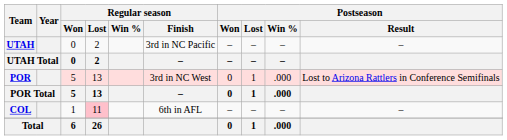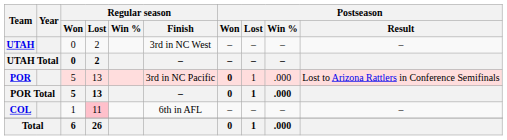(180, 45) 3rd in NC Pacific -> (180, 45) 3rd in NC West
(180, 77) 3rd in NC West -> (180, 77) 3rd in NC Pacific
(230, 77) normal -> (230, 77) bold
